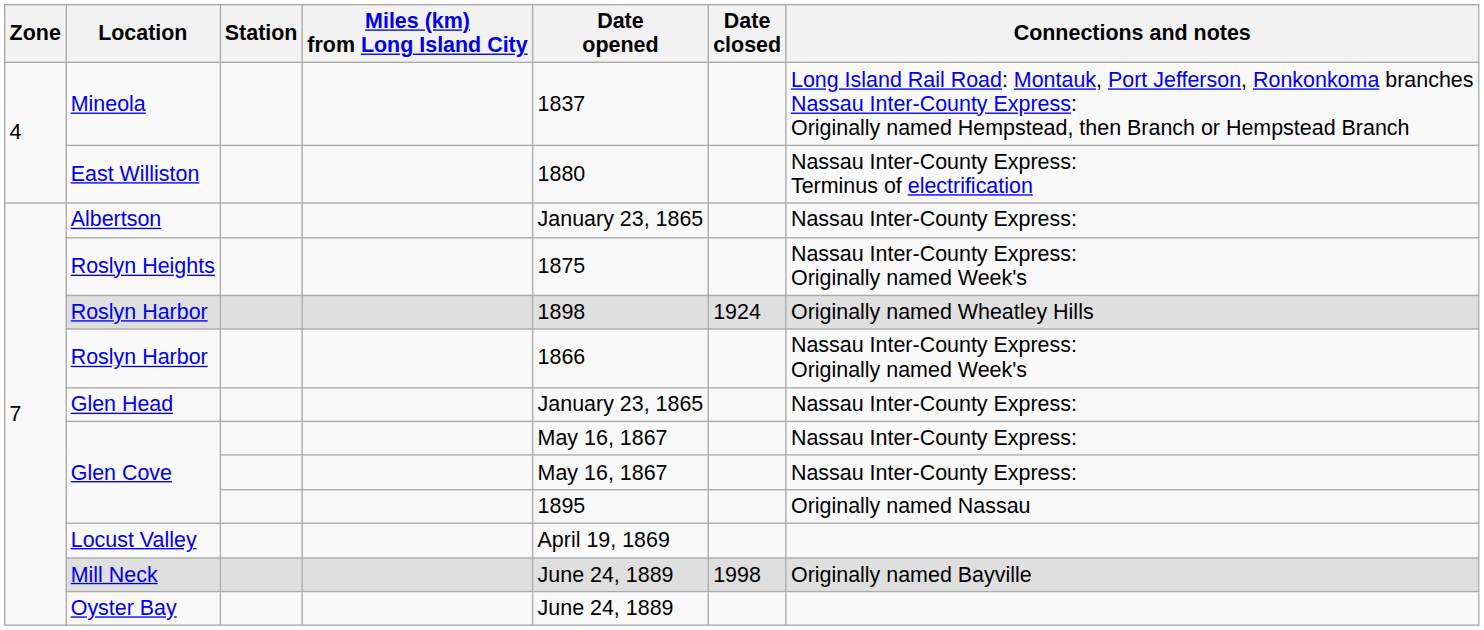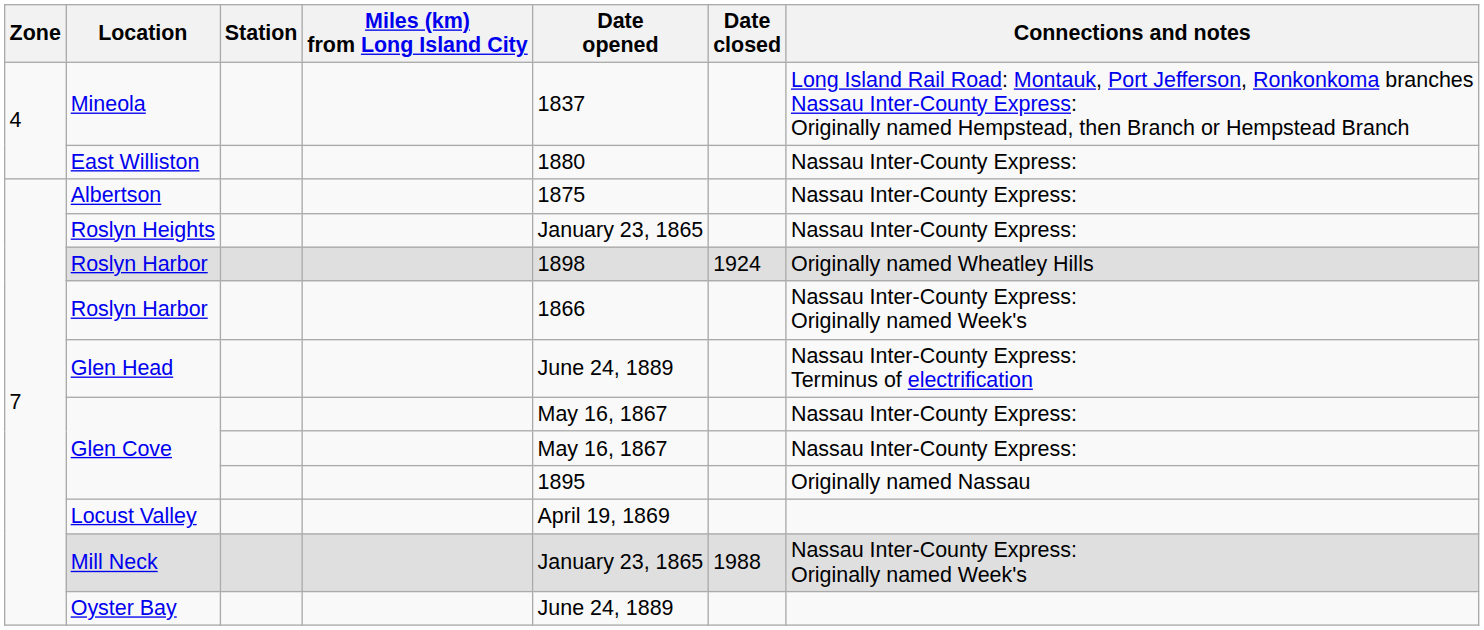(934, 173) Nassau Inter-County Express: Terminus of electrification -> (934, 161) Nassau Inter-County Express:
(620, 219) January 23, 1865 -> (561, 195) 1875
(561, 266) 1875 -> (620, 229) January 23, 1865
(934, 266) Nassau Inter-County Express: Originally named Week's -> (934, 229) Nassau Inter-County Express:
(620, 404) January 23, 1865 -> (606, 368) June 24, 1889
(934, 404) Nassau Inter-County Express: -> (934, 368) Nassau Inter-County Express: Terminus of electrification
(606, 574) June 24, 1889 -> (620, 562) January 23, 1865
(737, 574) 1998 -> (737, 562) 1988
(911, 574) Originally named Bayville -> (934, 562) Nassau Inter-County Express: Originally named Week's
